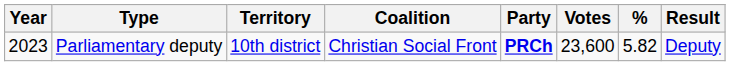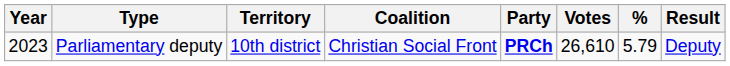(588, 46) 23,600 -> (588, 46) 26,610
(640, 46) 5.82 -> (640, 46) 5.79
